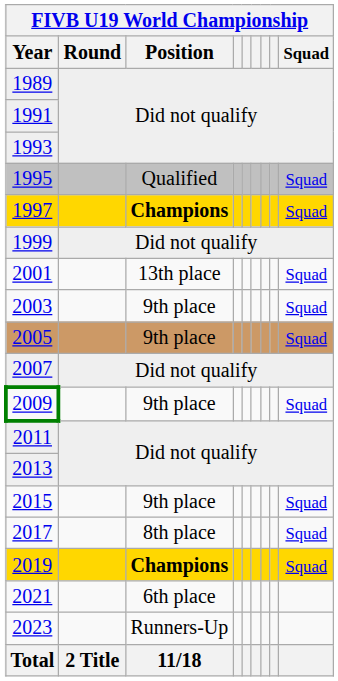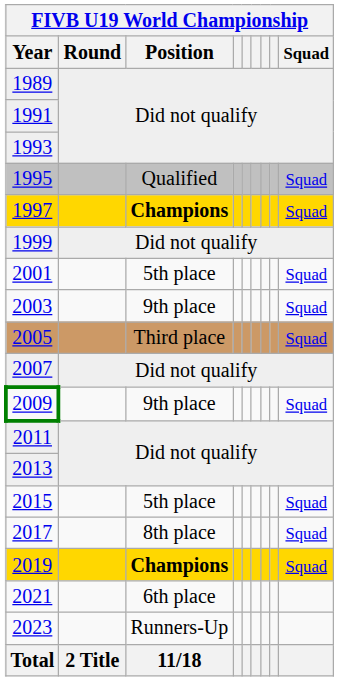(179, 274) 13th place -> (179, 274) 5th place
(179, 337) 9th place -> (179, 337) Third place
(179, 501) 9th place -> (179, 501) 5th place
